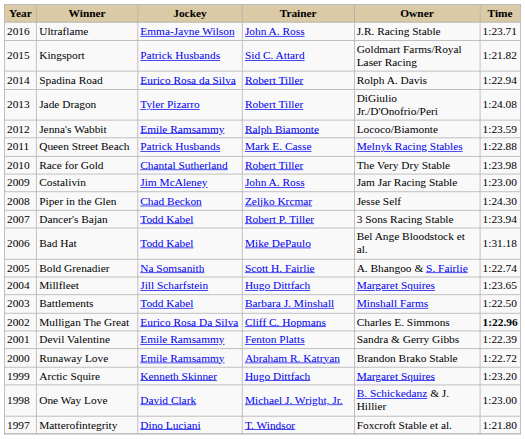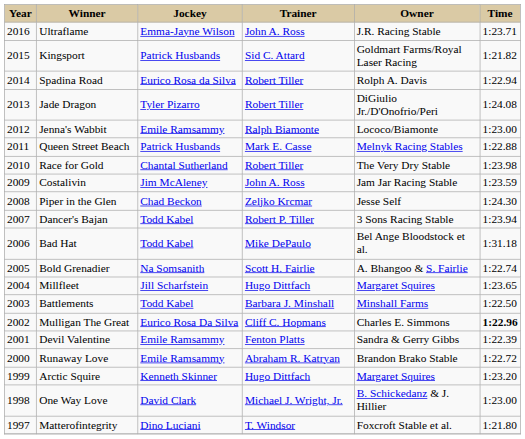(500, 129) 1:23.59 -> (500, 129) 1:23.00
(500, 183) 1:23.00 -> (500, 183) 1:23.59
